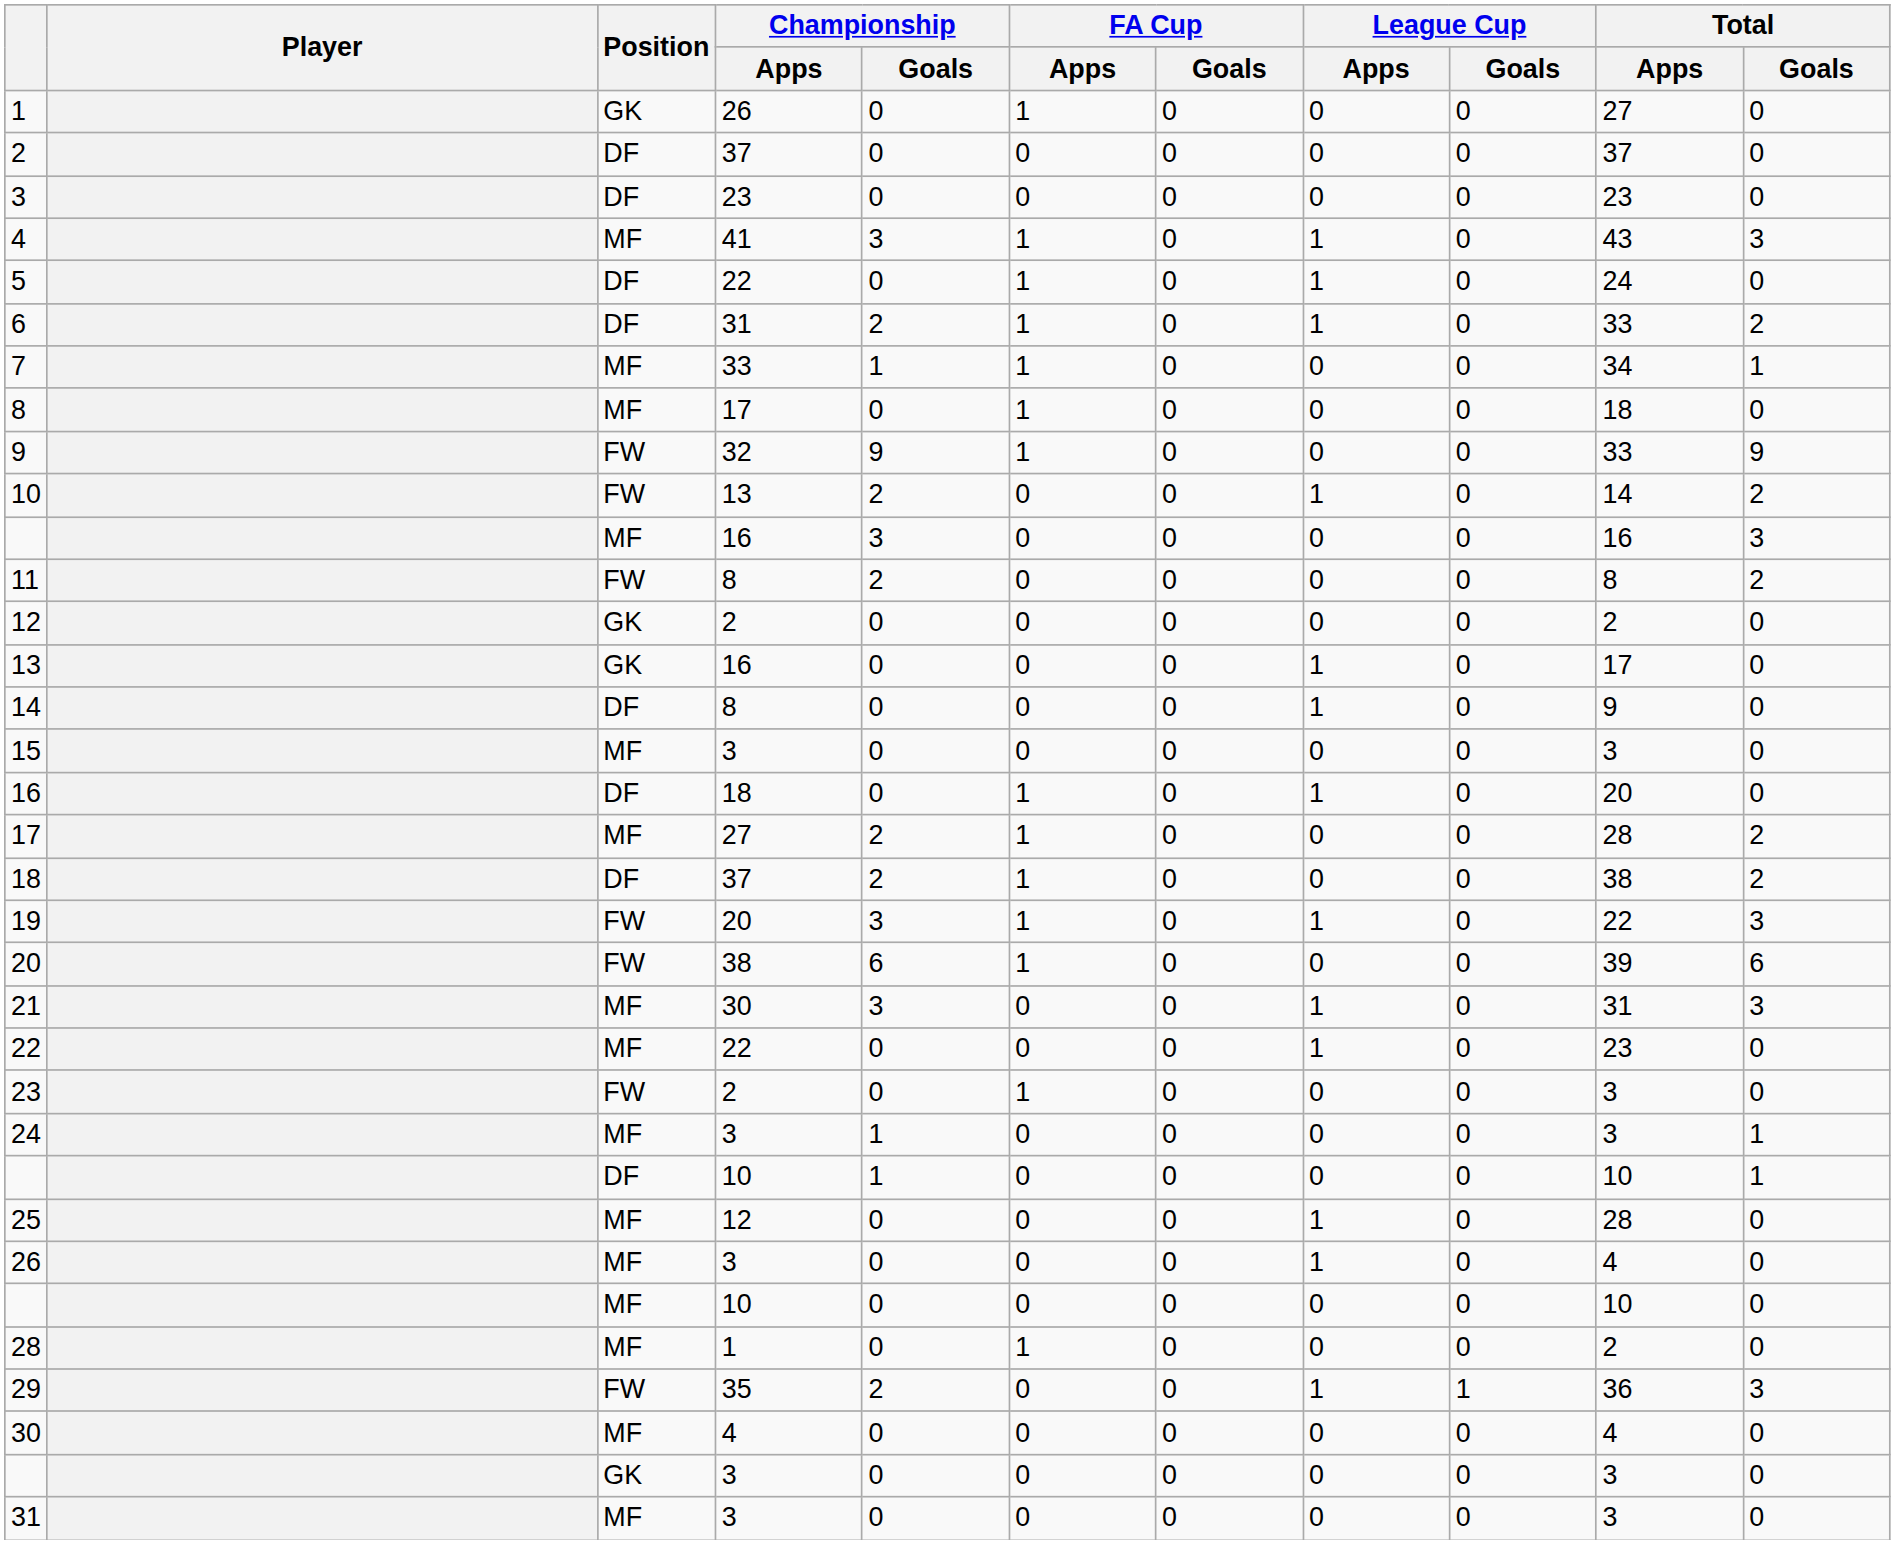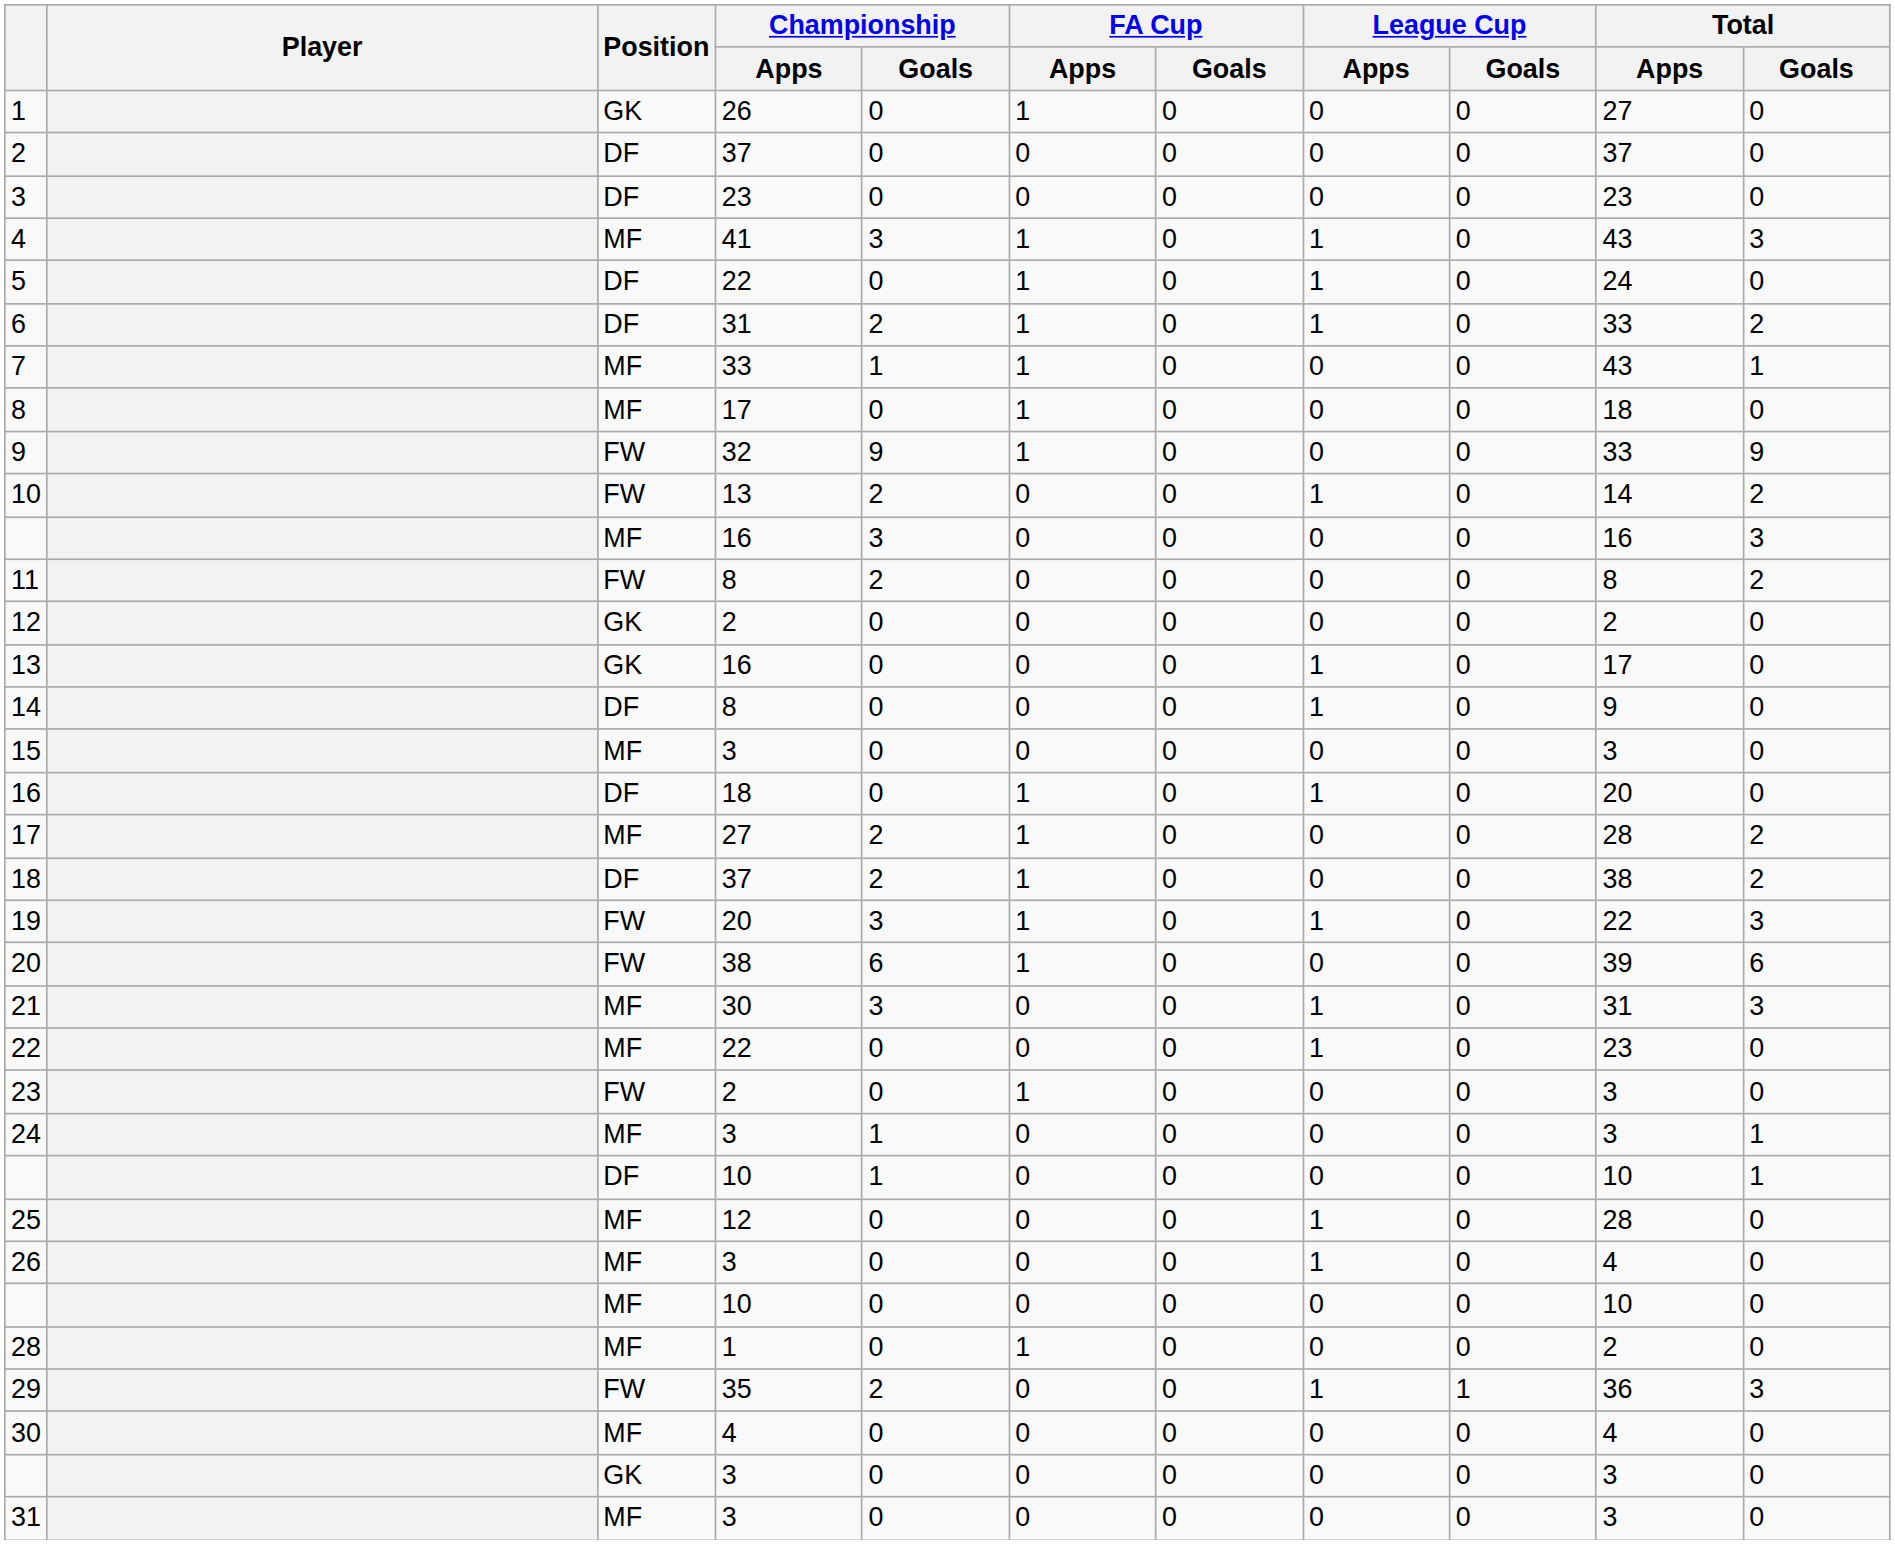(1617, 366) 34 -> (1617, 366) 43
